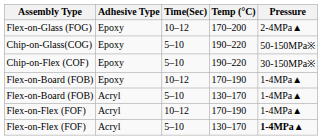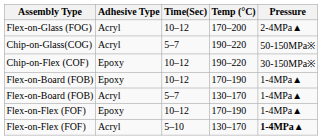(111, 28) Epoxy -> (109, 28) Acryl
(111, 45) Epoxy -> (109, 45) Acryl
(174, 45) 5–10 -> (172, 45) 5–7
(174, 63) 5–10 -> (177, 63) 10–12
(174, 95) 5–10 -> (172, 95) 5–7
(109, 111) Acryl -> (111, 111) Epoxy
